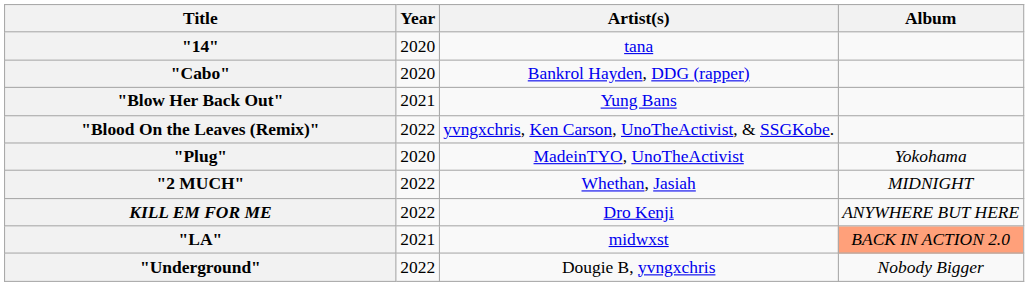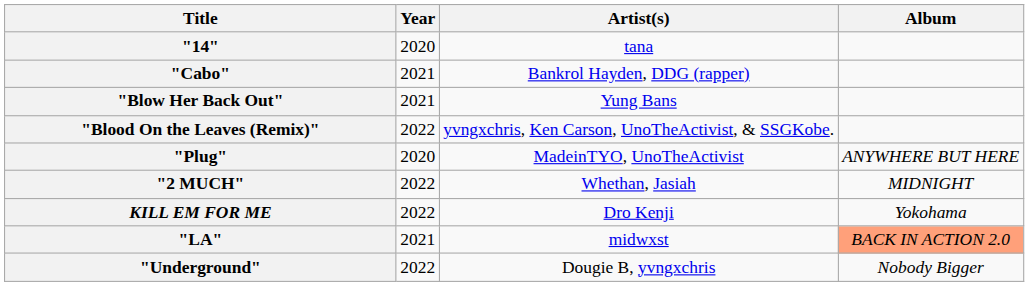(418, 73) 2020 -> (418, 73) 2021
(931, 156) Yokohama -> (931, 156) ANYWHERE BUT HERE
(931, 211) ANYWHERE BUT HERE -> (931, 211) Yokohama
